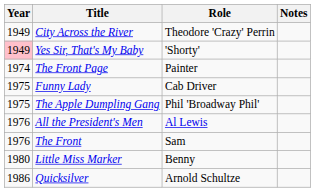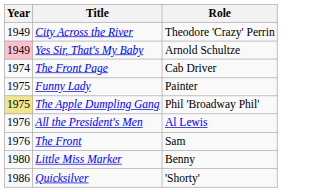- column: (294, 13)
(182, 50) 'Shorty' -> (203, 50) Arnold Schultze
(181, 68) Painter -> (191, 68) Cab Driver
(191, 86) Cab Driver -> (181, 86) Painter
(19, 104) no background -> (19, 104) khaki background
(203, 178) Arnold Schultze -> (182, 178) 'Shorty'
